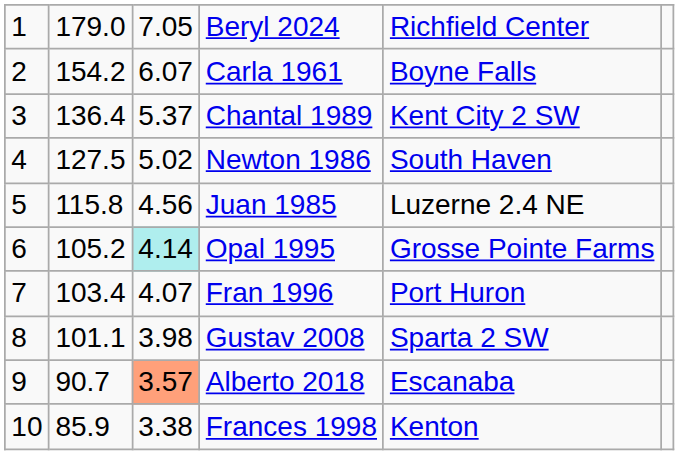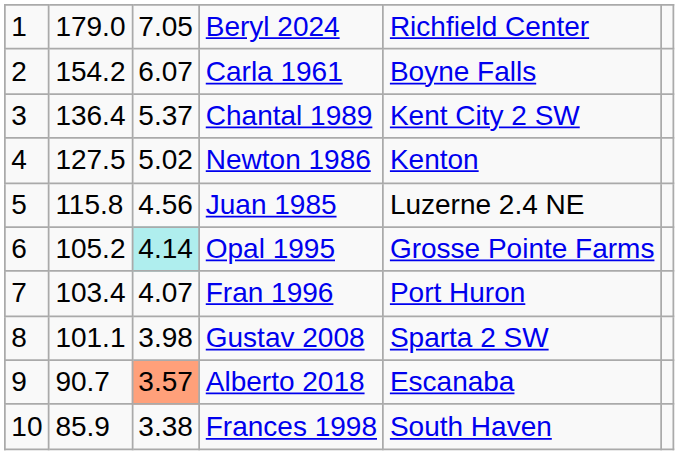(471, 159) South Haven -> (434, 159) Kenton
(434, 426) Kenton -> (471, 426) South Haven
